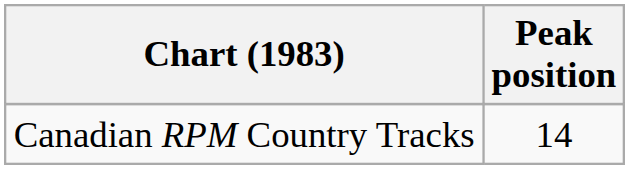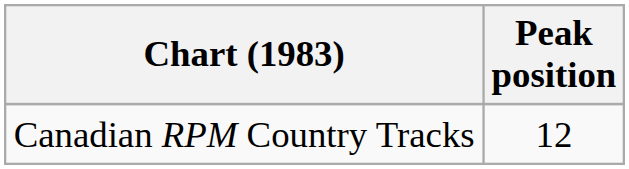(554, 133) 14 -> (554, 133) 12
